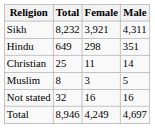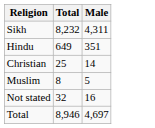- column: (101, 13)
